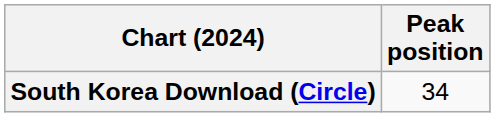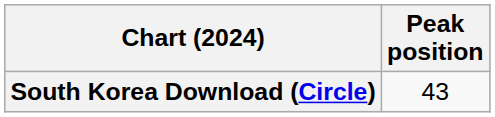(435, 91) 34 -> (435, 91) 43
